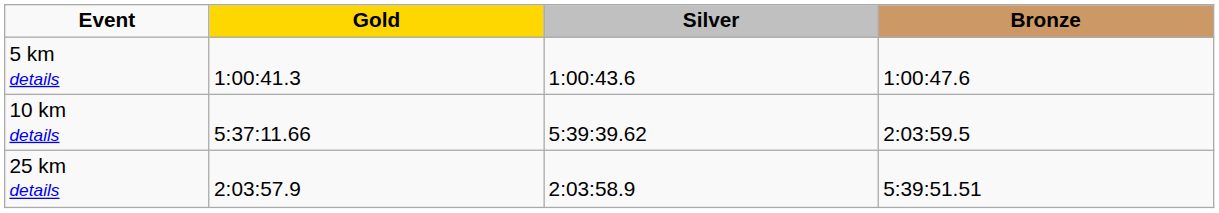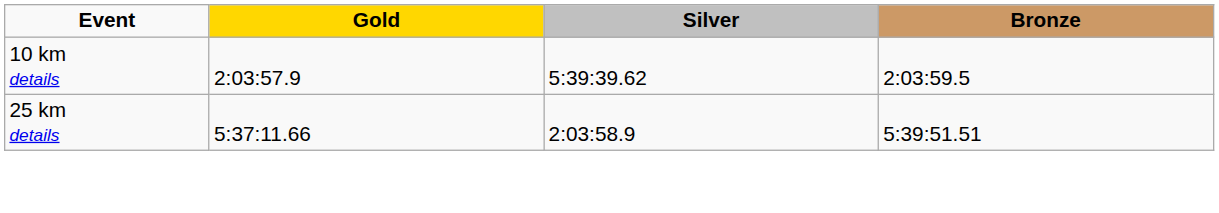- row: (34, 65)
(262, 133) 5:37:11.66 -> (257, 77) 2:03:57.9
(257, 190) 2:03:57.9 -> (262, 133) 5:37:11.66
